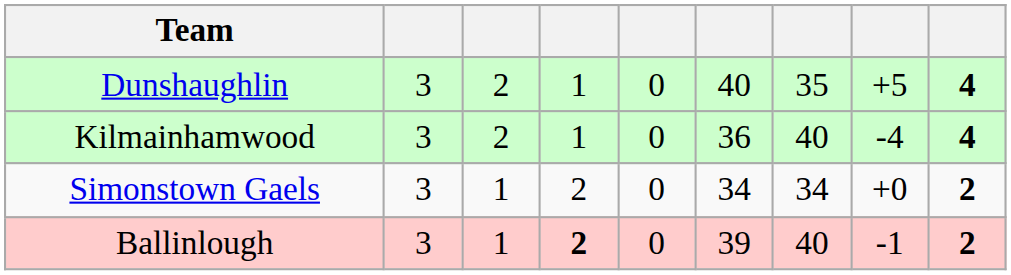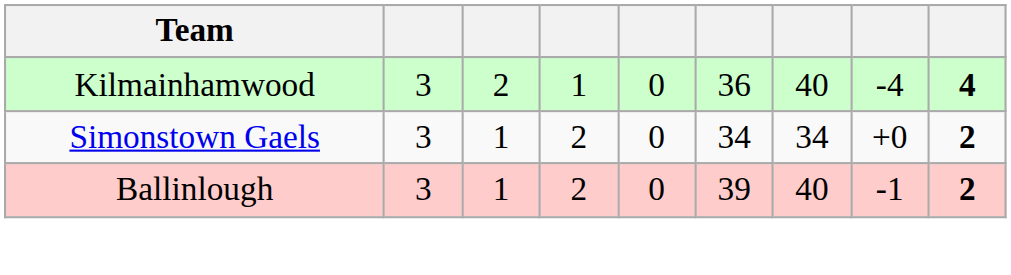- row: (195, 83)
(579, 242) bold -> (579, 189) normal
